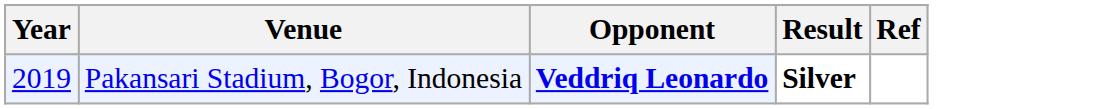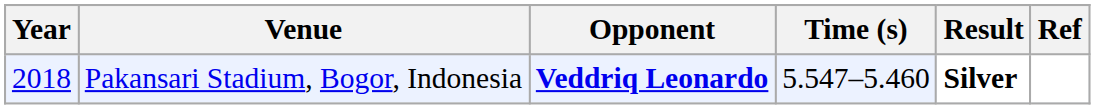+ column: (856, 29)
(41, 77) 2019 -> (41, 77) 2018
